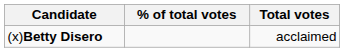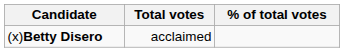columns swapped: (294, 15) <-> (187, 15)
